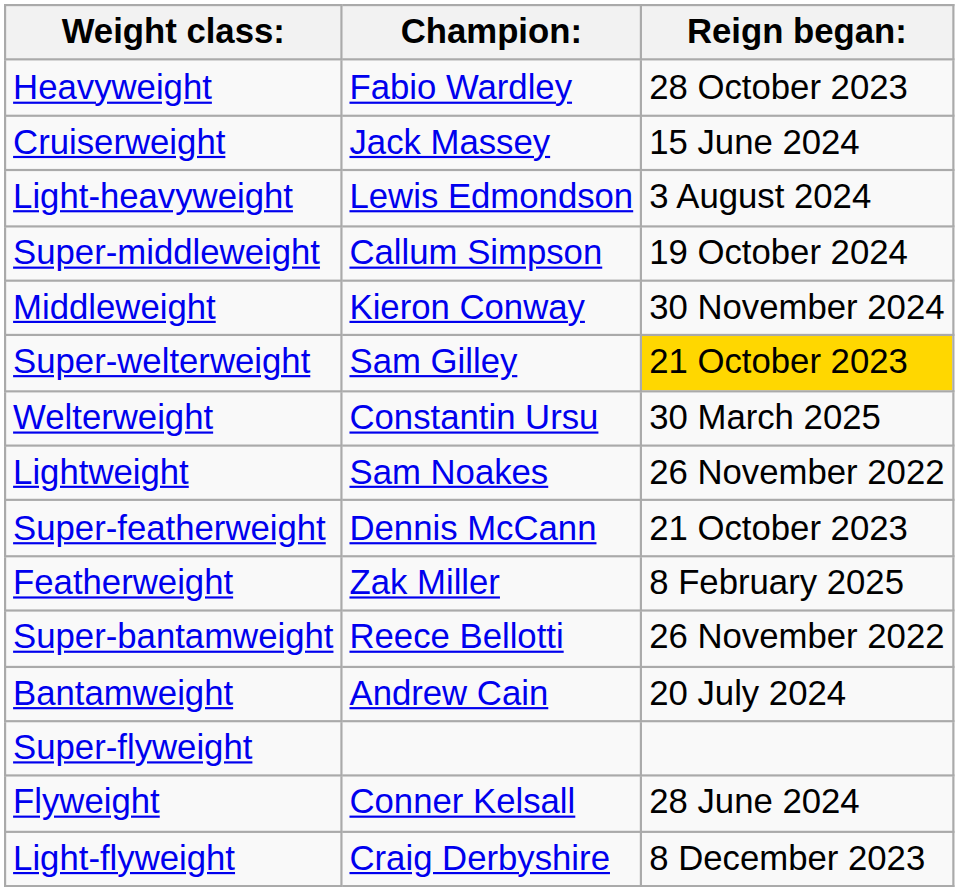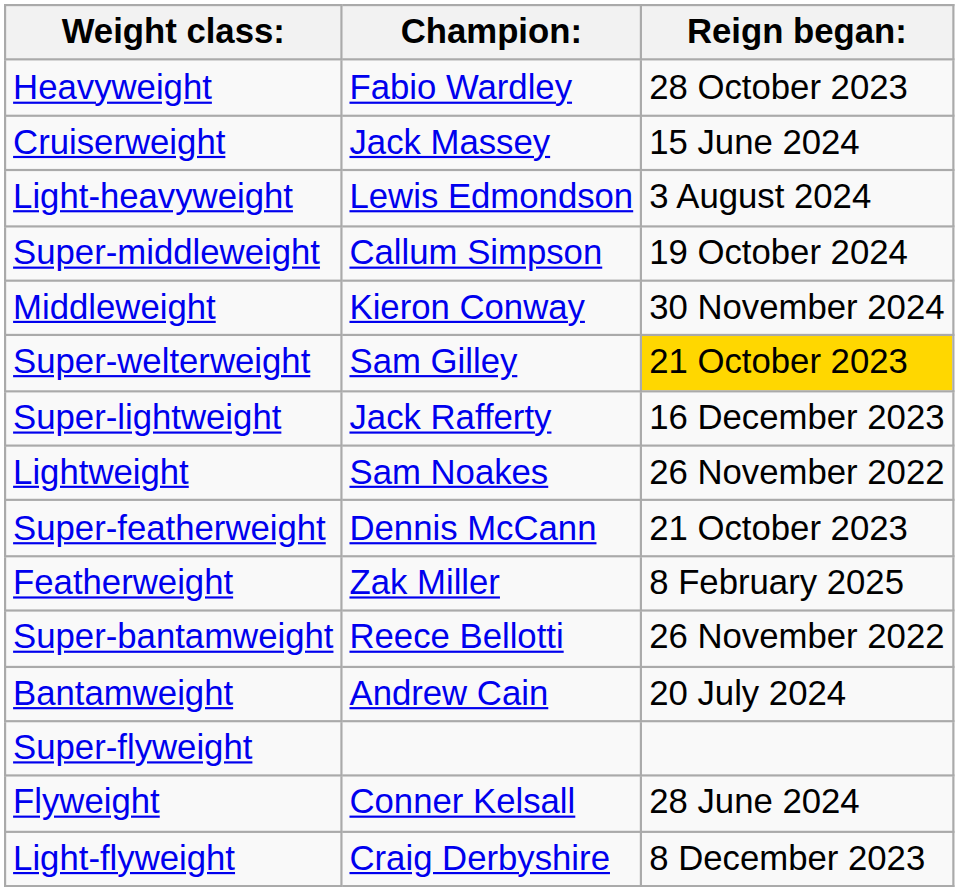- row: (113, 417)
+ row: (147, 417)
